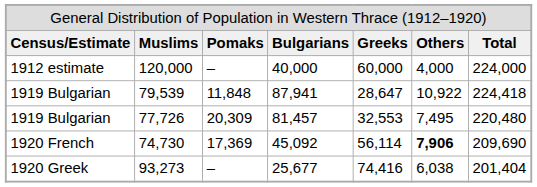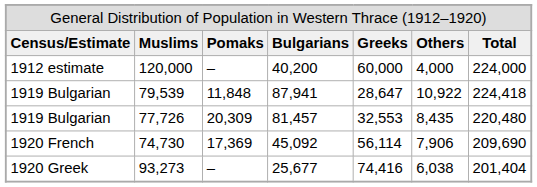(295, 68) 40,000 -> (295, 68) 40,200
(435, 118) 7,495 -> (435, 118) 8,435
(435, 143) bold -> (435, 143) normal
